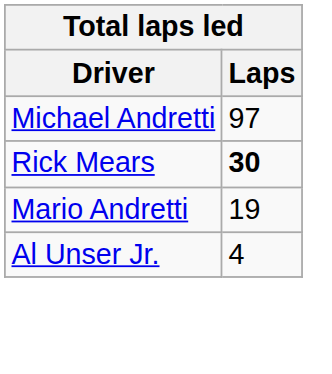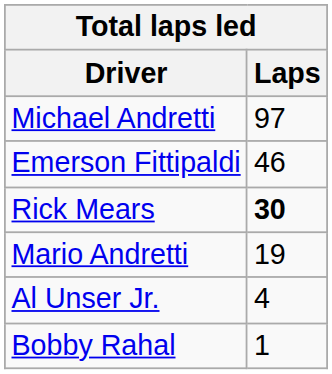+ row: (126, 163)
+ row: (94, 345)
